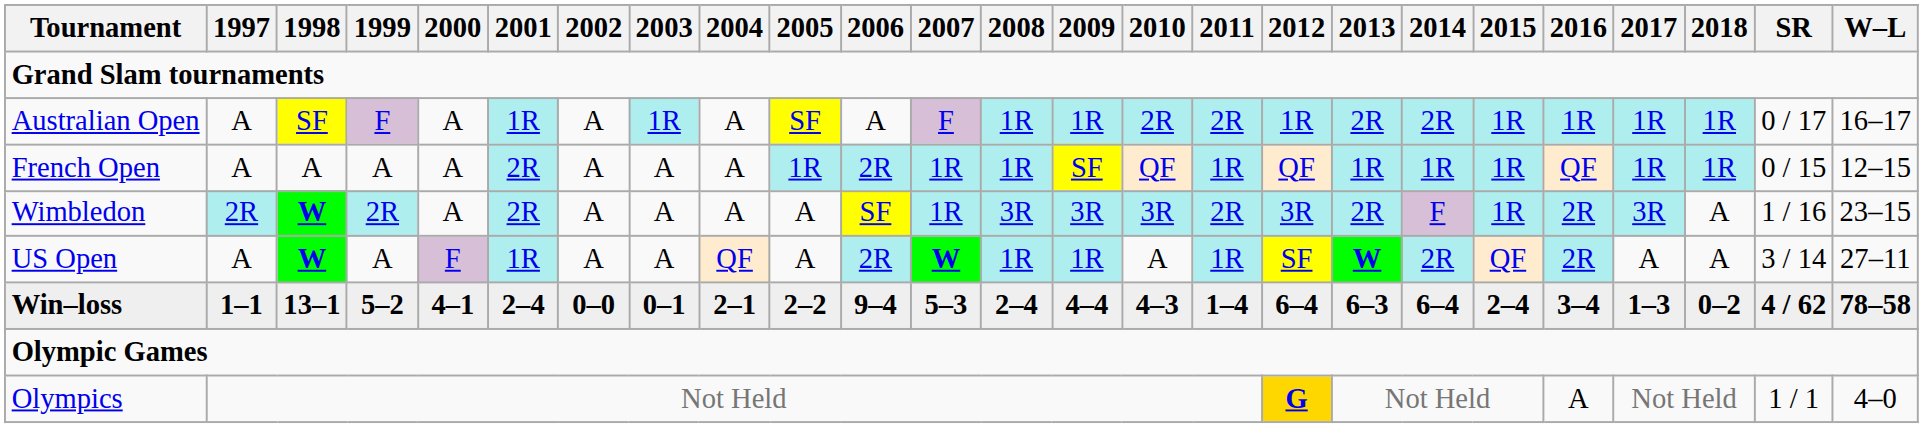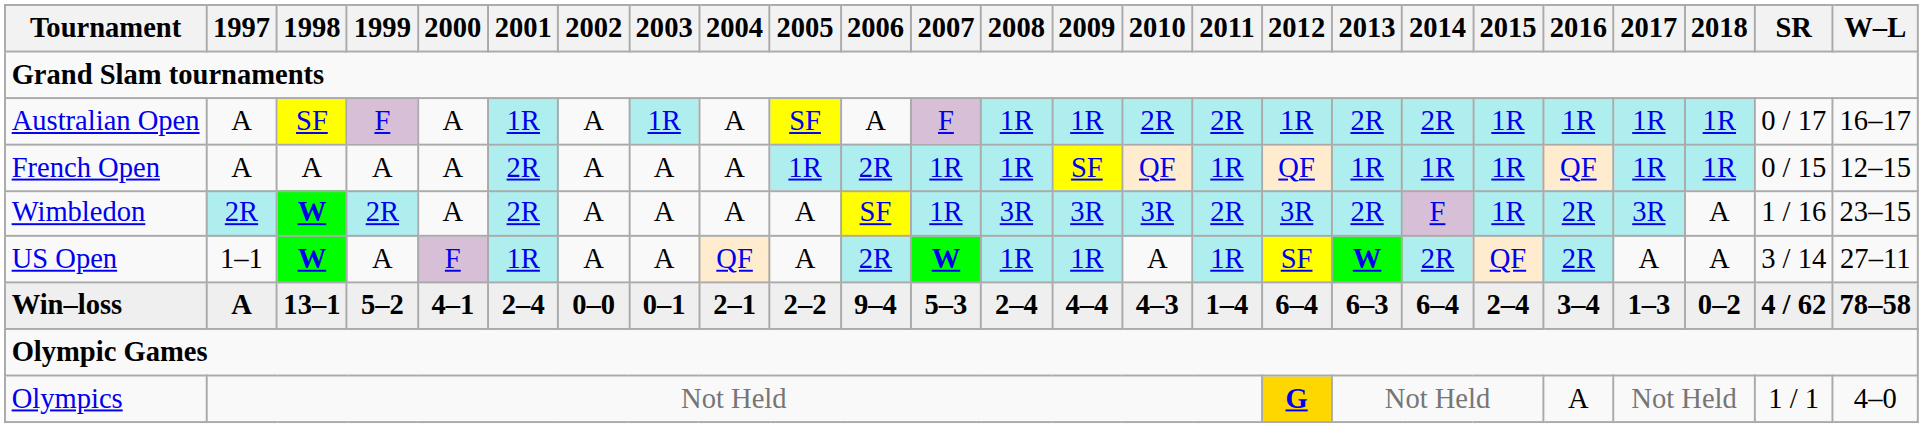(241, 258) A -> (241, 258) 1–1
(241, 305) 1–1 -> (241, 305) A
